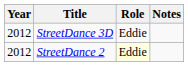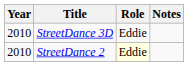(19, 33) 2012 -> (19, 33) 2010
(19, 52) 2012 -> (19, 52) 2010
